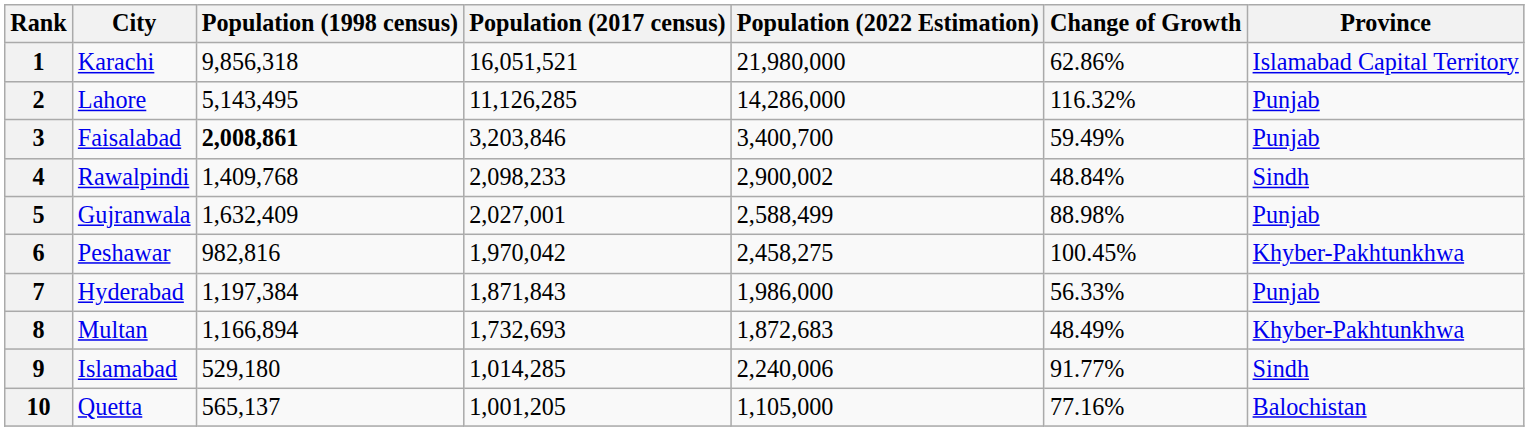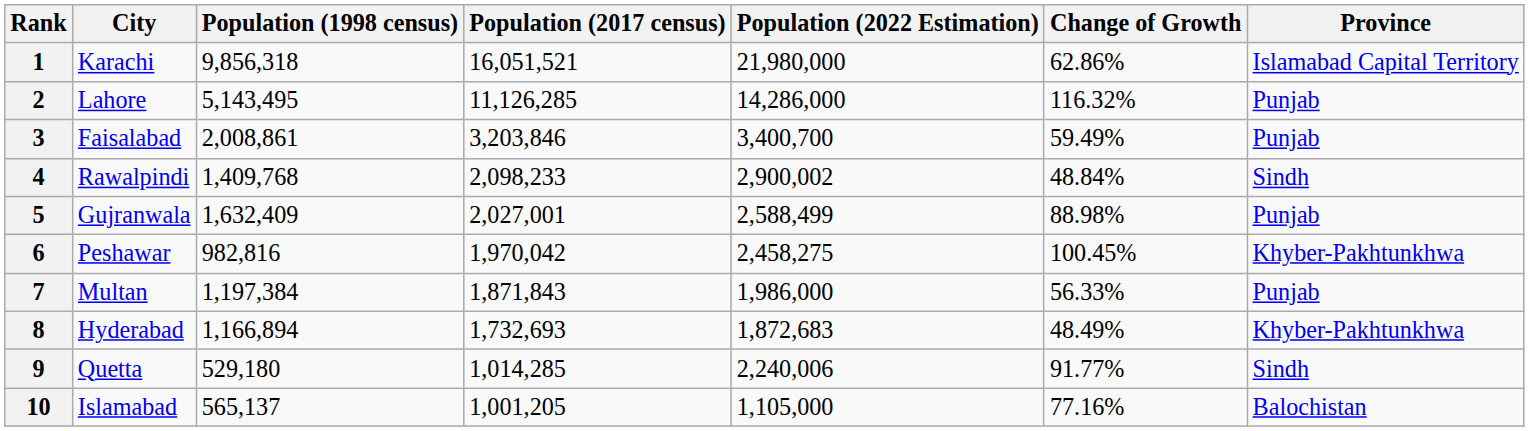(250, 138) bold -> (250, 138) normal
(131, 291) Hyderabad -> (113, 291) Multan
(113, 330) Multan -> (131, 330) Hyderabad
(128, 368) Islamabad -> (110, 368) Quetta
(110, 406) Quetta -> (128, 406) Islamabad
